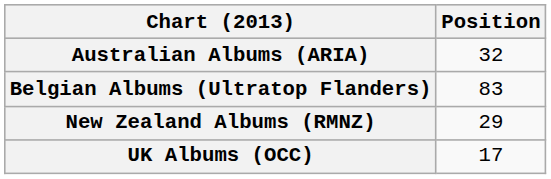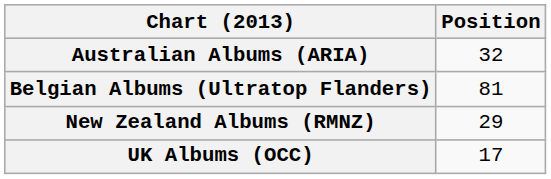(491, 89) 83 -> (491, 89) 81
